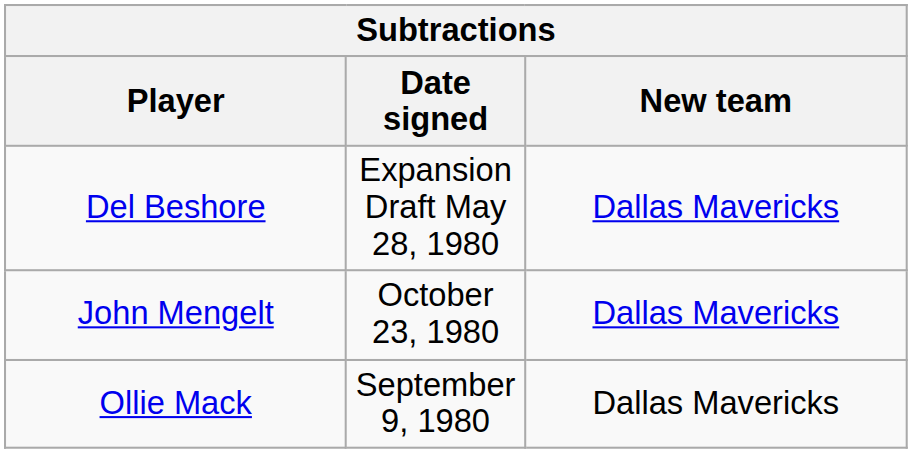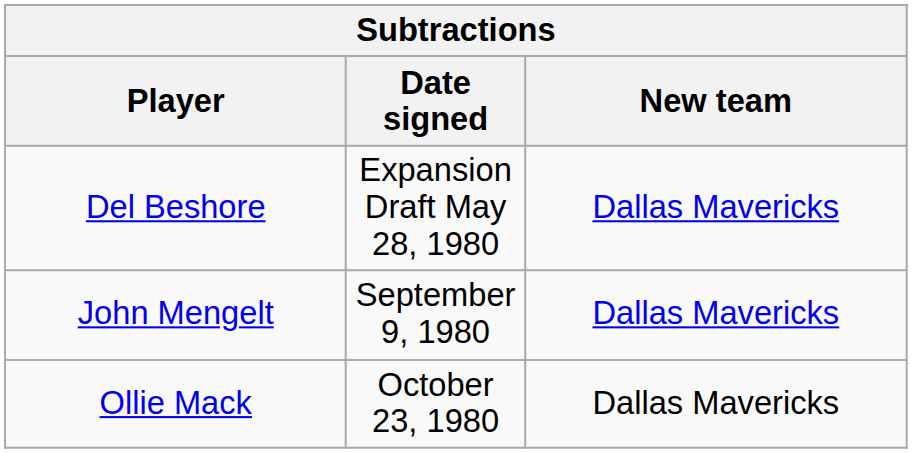(436, 314) October 23, 1980 -> (436, 314) September 9, 1980
(436, 402) September 9, 1980 -> (436, 402) October 23, 1980
